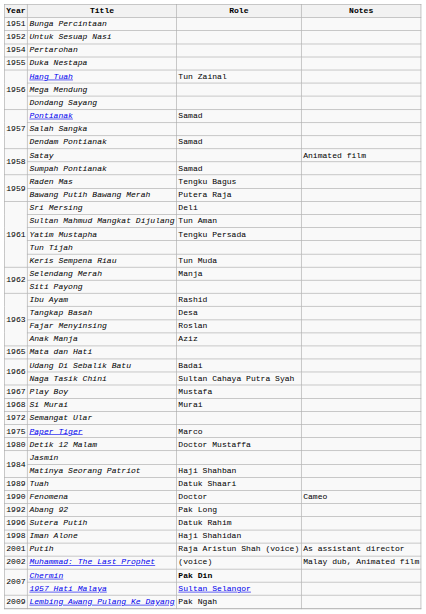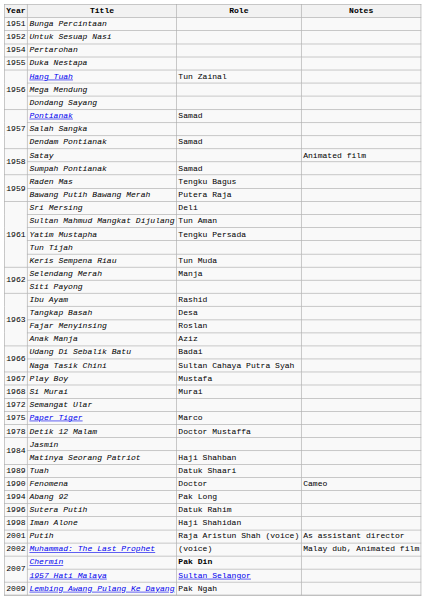- row: (61, 352)
(16, 444) 1980 -> (16, 431) 1978
(16, 510) 1992 -> (16, 497) 1994
